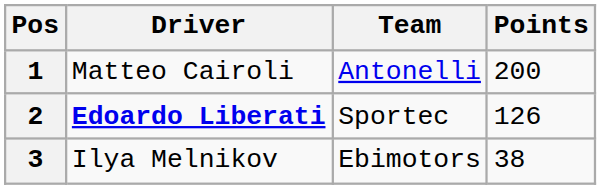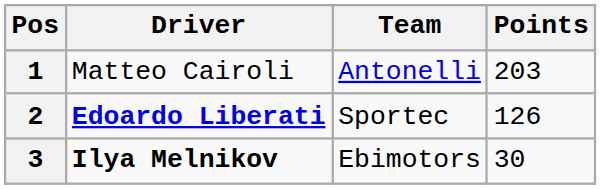(517, 71) 200 -> (517, 71) 203
(175, 160) normal -> (175, 160) bold
(510, 160) 38 -> (510, 160) 30
